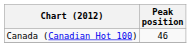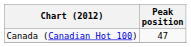(163, 36) 46 -> (163, 36) 47
